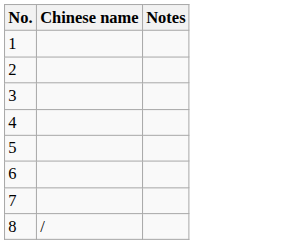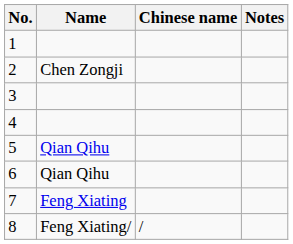+ column: (86, 17)
